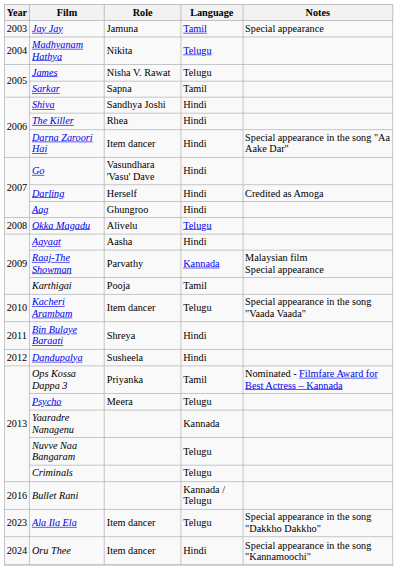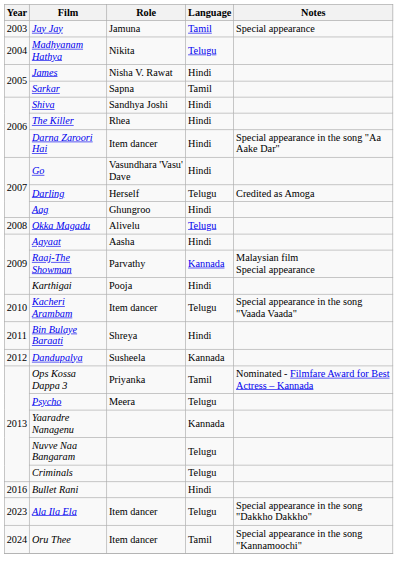(197, 72) Telugu -> (200, 72) Hindi
(195, 193) Hindi -> (202, 193) Telugu
(195, 286) Tamil -> (200, 286) Hindi
(195, 357) Hindi -> (206, 357) Kannada
(204, 495) Kannada / Telugu -> (200, 489) Hindi
(195, 551) Hindi -> (200, 539) Tamil
